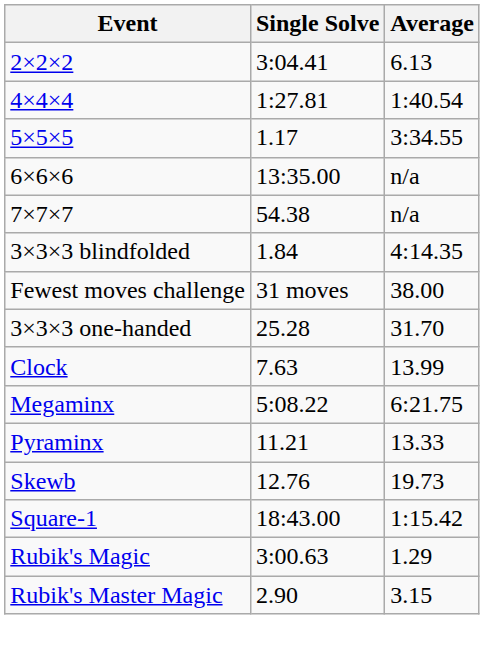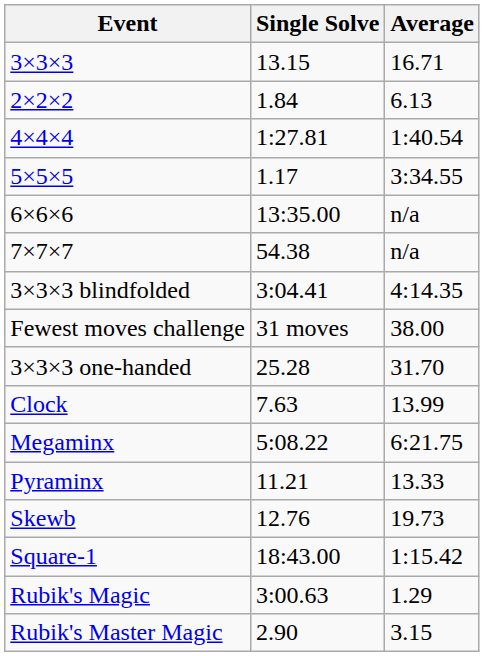+ row: (42, 61)
(292, 61) 3:04.41 -> (277, 99) 1.84
(277, 251) 1.84 -> (292, 289) 3:04.41
